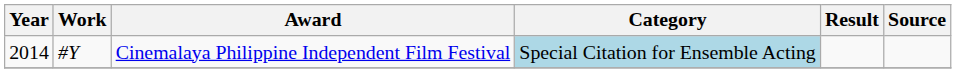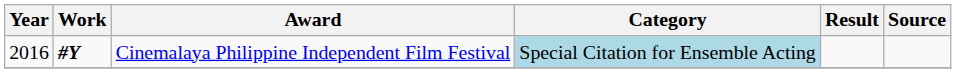(29, 51) 2014 -> (29, 51) 2016
(68, 51) normal -> (69, 51) bold
